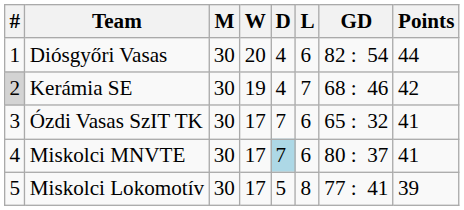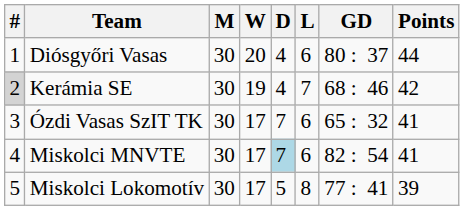(356, 54) 82 : 54 -> (356, 54) 80 : 37
(356, 155) 80 : 37 -> (356, 155) 82 : 54
